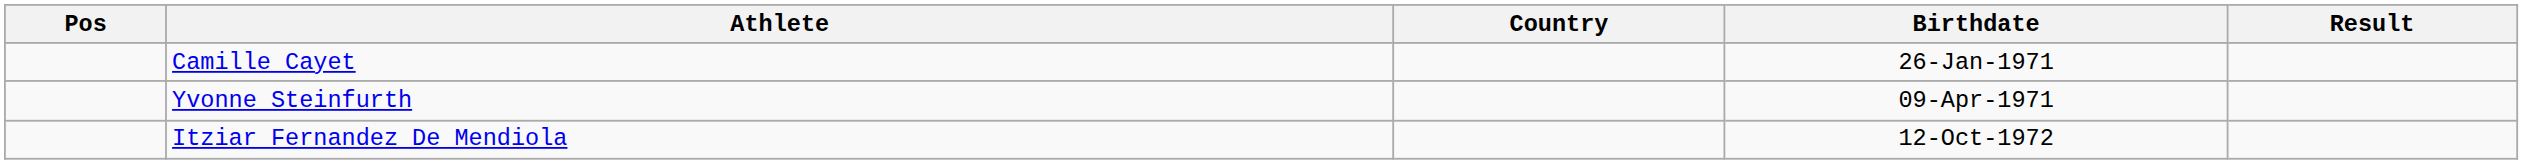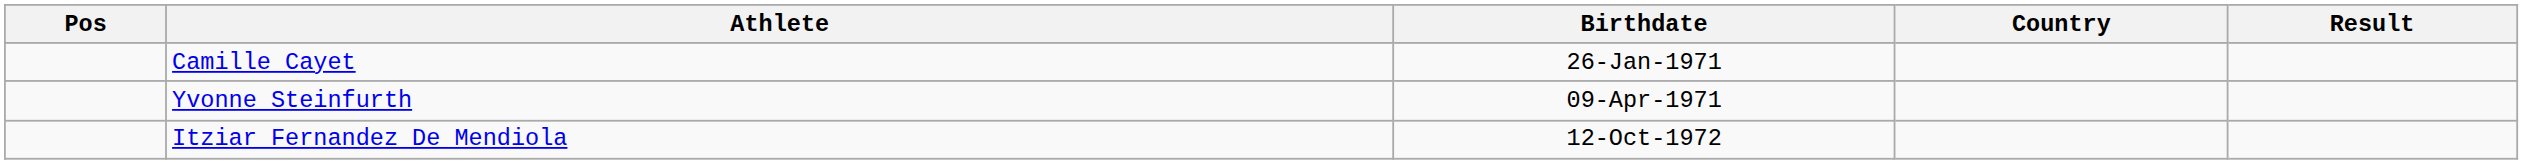columns swapped: (1976, 24) <-> (1559, 24)
